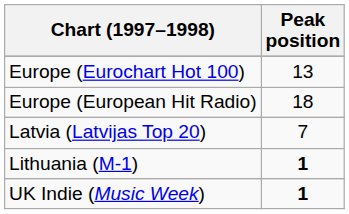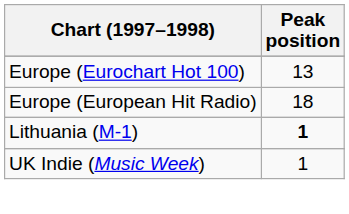- row: (108, 132)
(303, 193) bold -> (303, 163) normal
